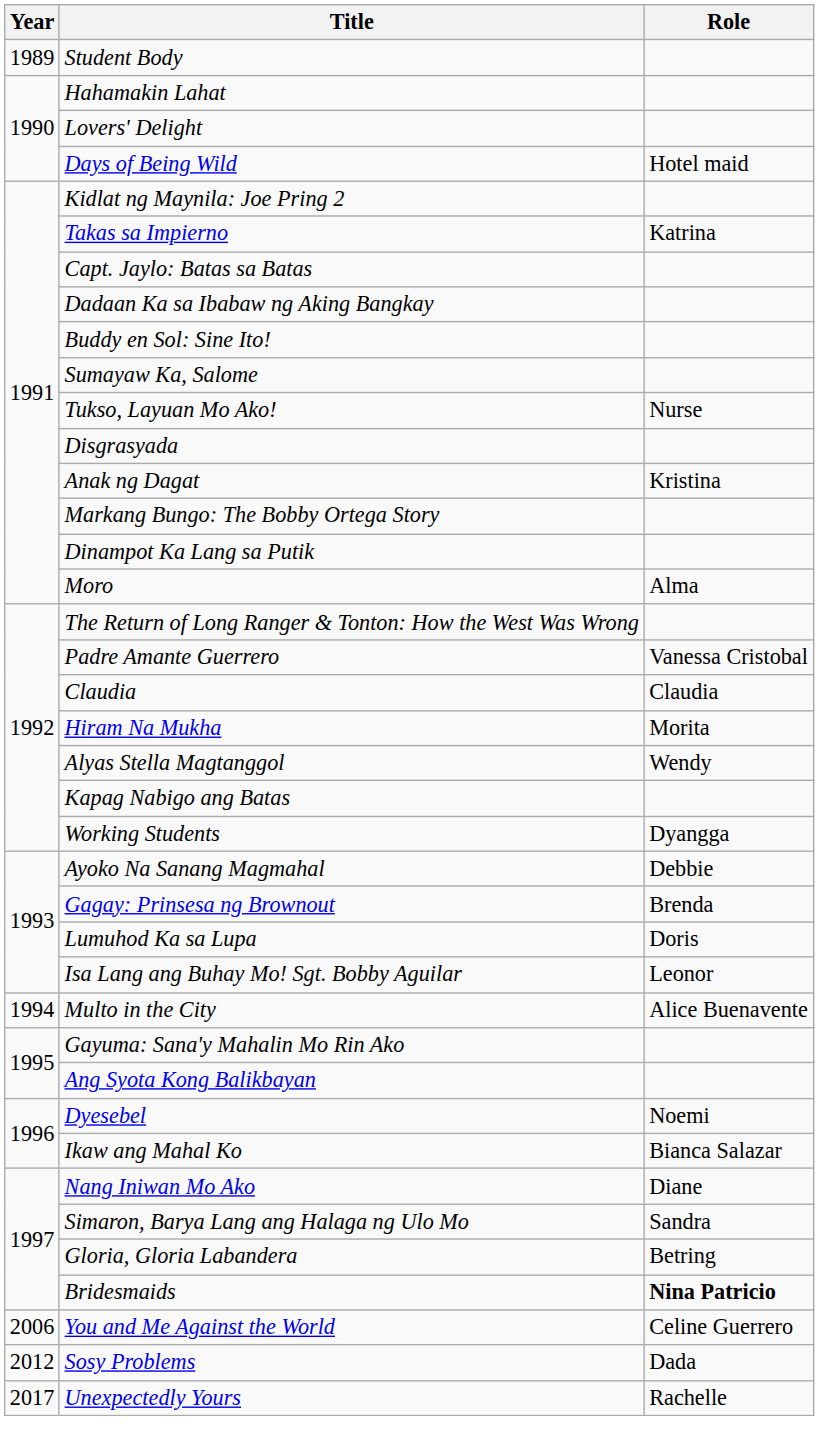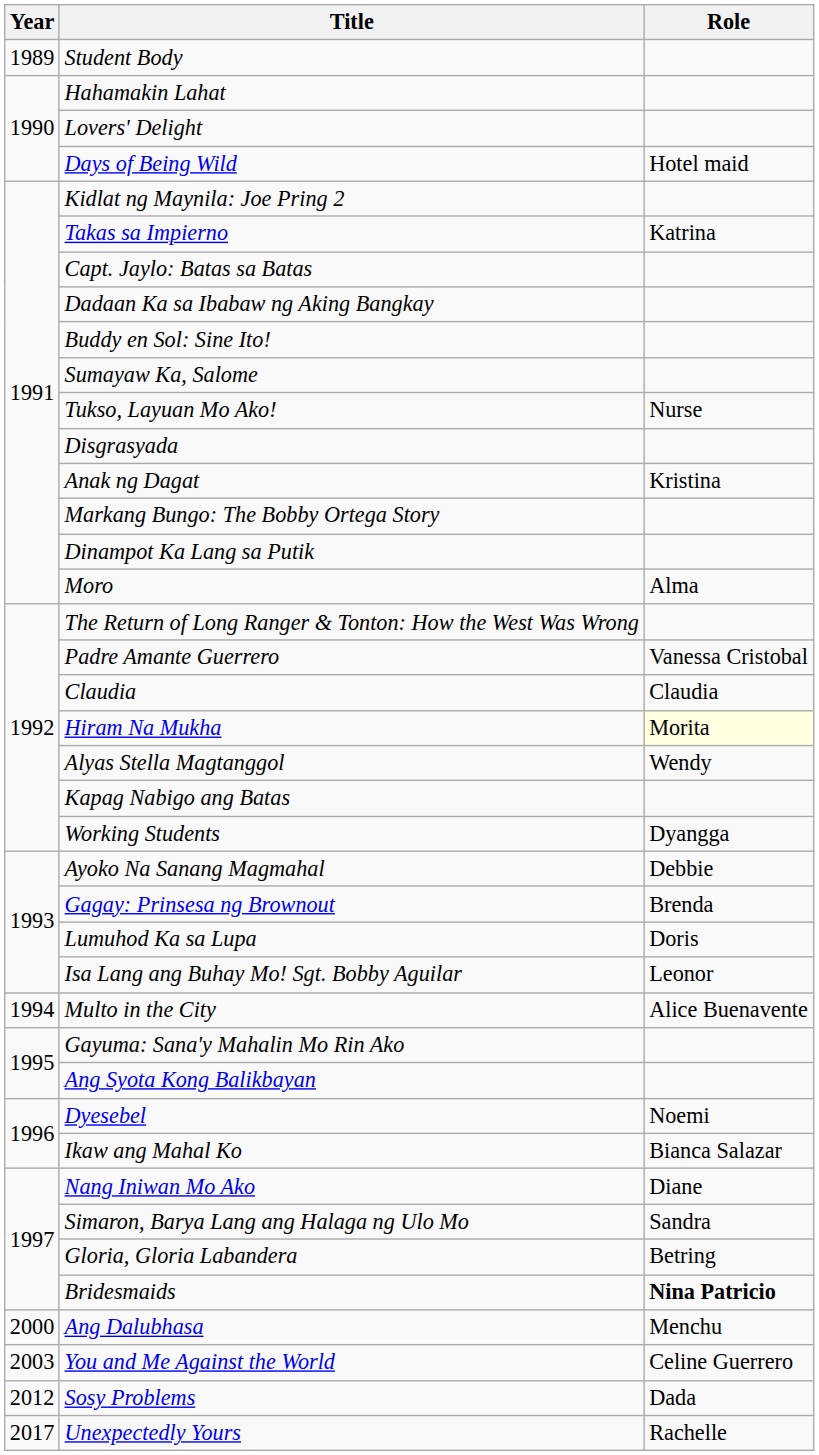(679, 727) no background -> (679, 727) lightyellow background
+ row: (134, 1327)
(32, 1327) 2006 -> (32, 1362) 2003
